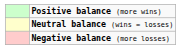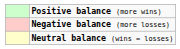rows swapped: (102, 25) <-> (101, 38)
